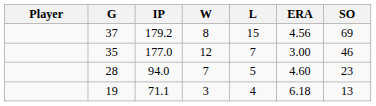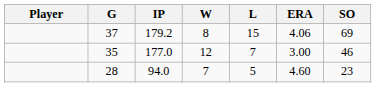(300, 33) 4.56 -> (300, 33) 4.06
- row: (112, 91)
